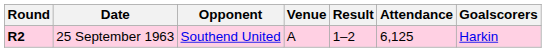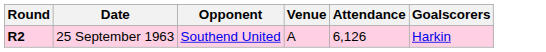- column: (353, 15)
(397, 36) 6,125 -> (349, 36) 6,126
